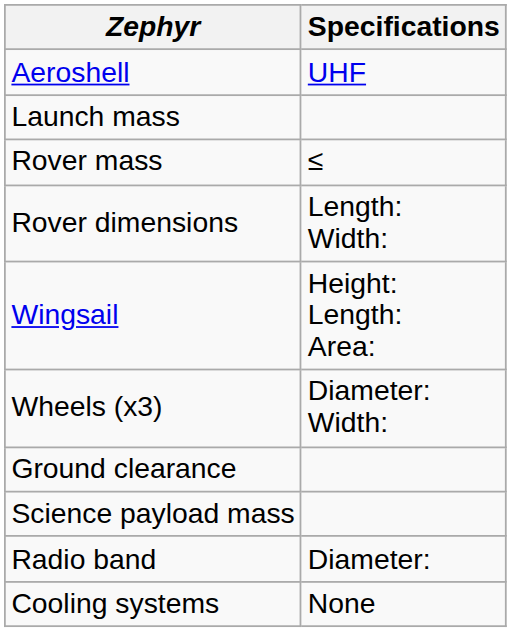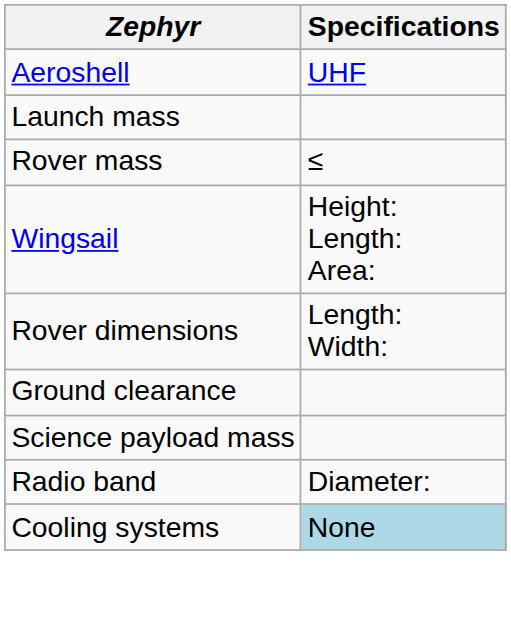rows swapped: (125, 222) <-> (65, 315)
- row: (87, 407)
(342, 603) no background -> (342, 526) lightblue background
